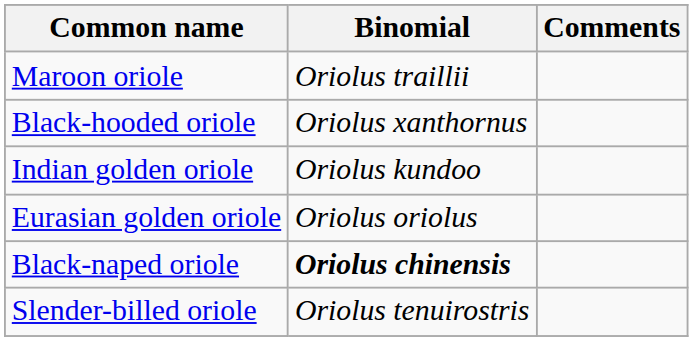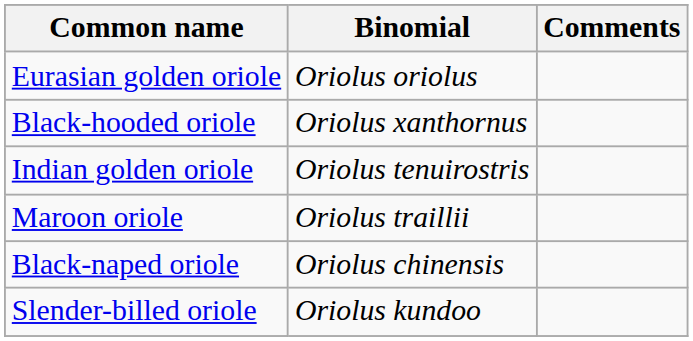rows swapped: (97, 75) <-> (146, 216)
(388, 169) Oriolus kundoo -> (412, 169) Oriolus tenuirostris
(403, 264) bold -> (399, 264) normal
(412, 311) Oriolus tenuirostris -> (388, 311) Oriolus kundoo
